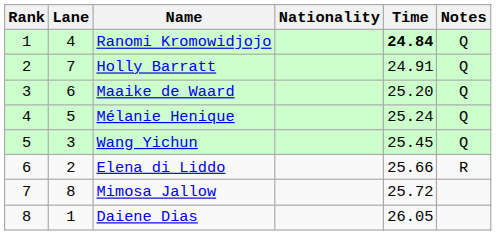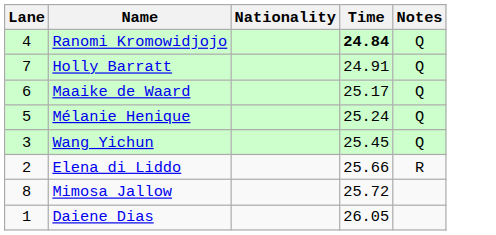- column: (27, 17)
(410, 92) 25.20 -> (366, 92) 25.17
